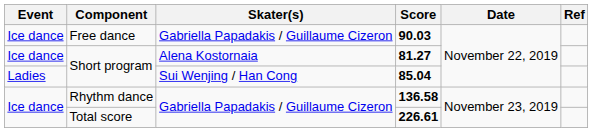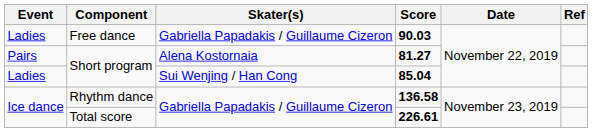(35, 35) Ice dance -> (26, 35) Ladies
(35, 55) Ice dance -> (22, 55) Pairs
